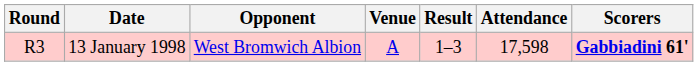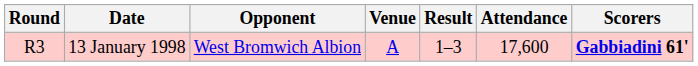(524, 46) 17,598 -> (524, 46) 17,600
